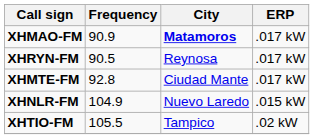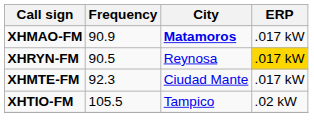(280, 58) no background -> (280, 58) gold background
(102, 79) 92.8 -> (102, 79) 92.3
- row: (43, 101)
